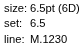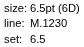rows swapped: (13, 23) <-> (14, 39)
